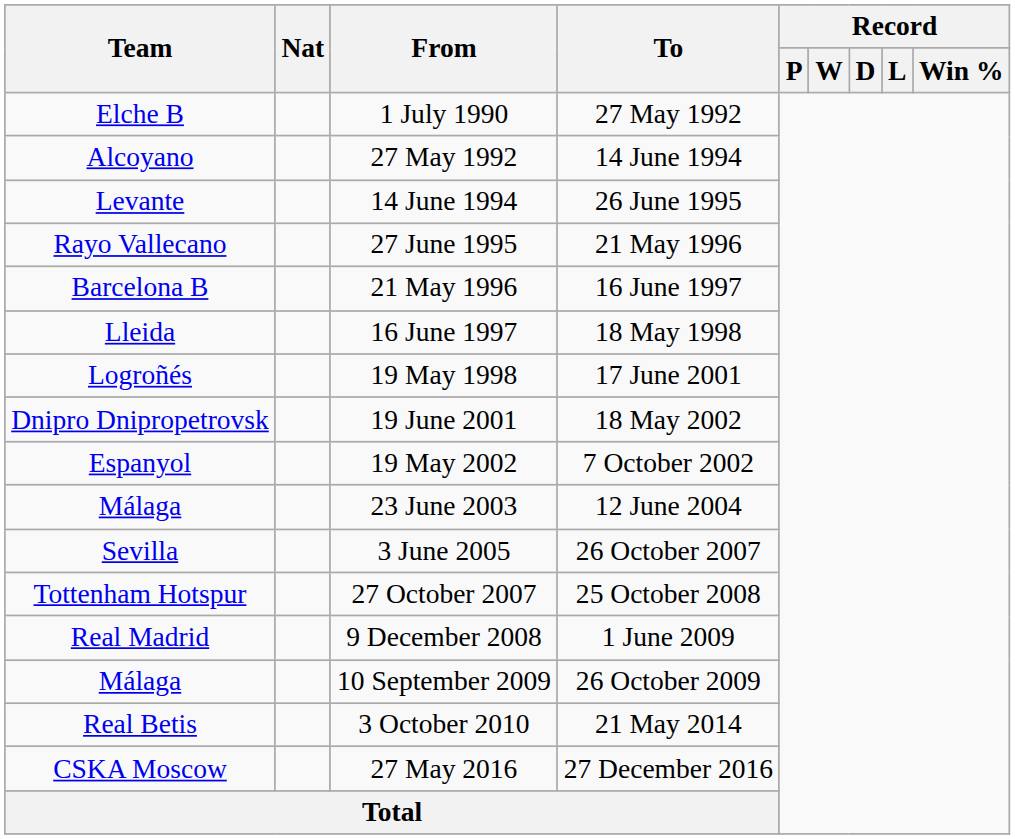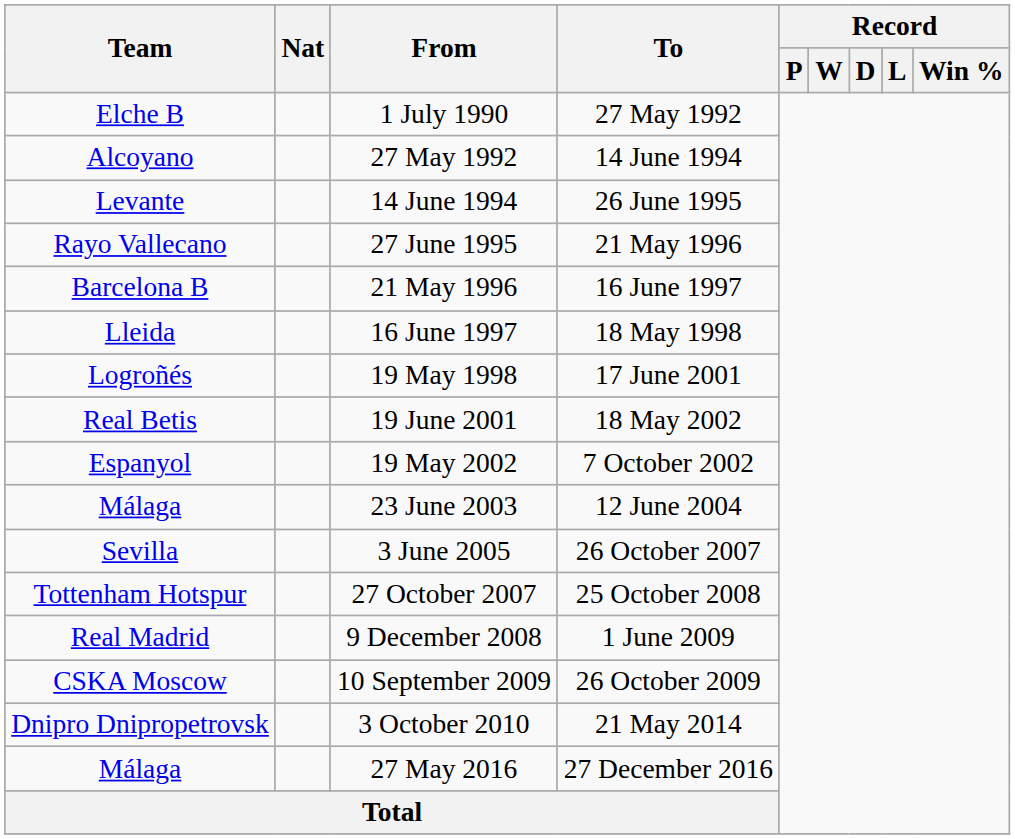(140, 419) Dnipro Dnipropetrovsk -> (140, 419) Real Betis
(140, 680) Málaga -> (140, 680) CSKA Moscow
(140, 724) Real Betis -> (140, 724) Dnipro Dnipropetrovsk
(140, 768) CSKA Moscow -> (140, 768) Málaga
